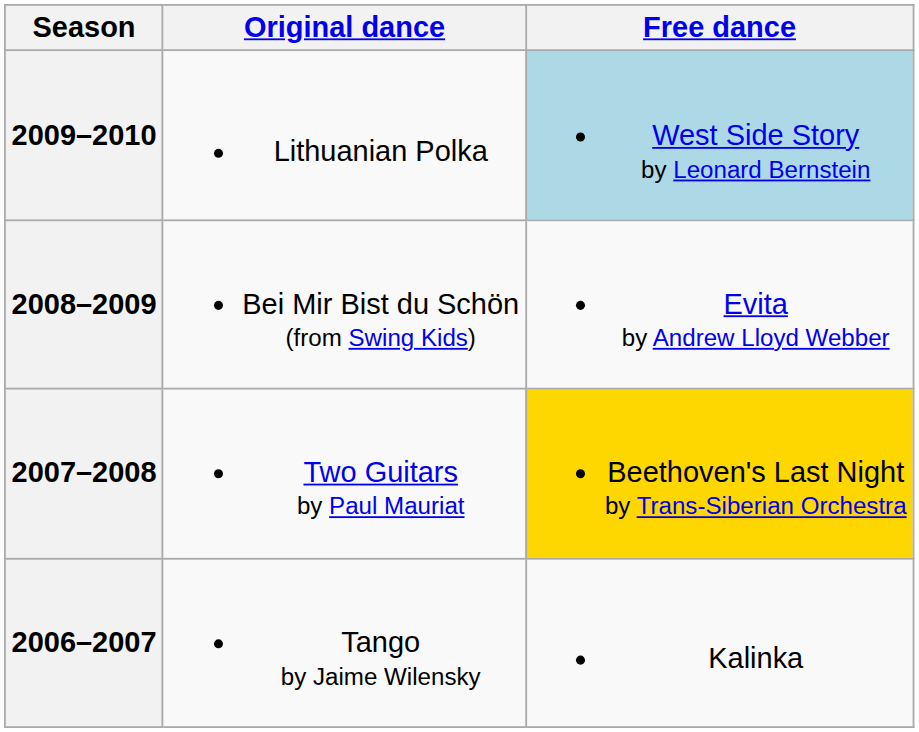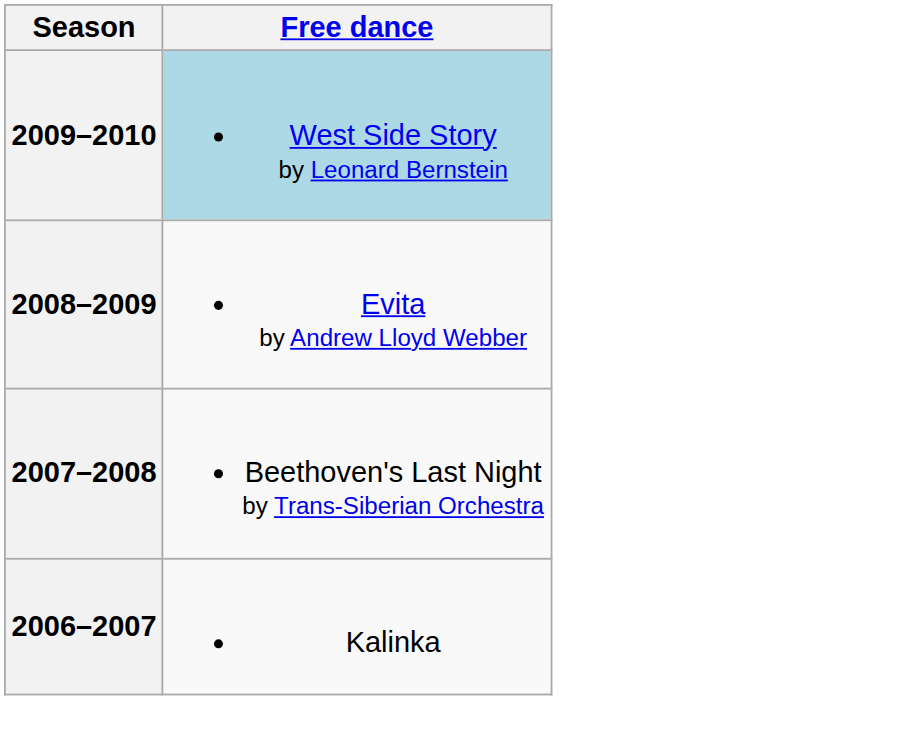- column: (345, 27)
(720, 490) gold background -> (357, 490) no background
